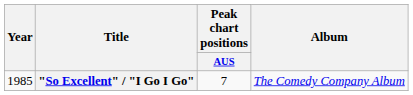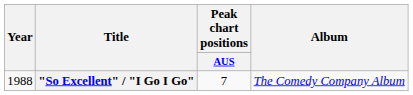(20, 80) 1985 -> (20, 80) 1988
